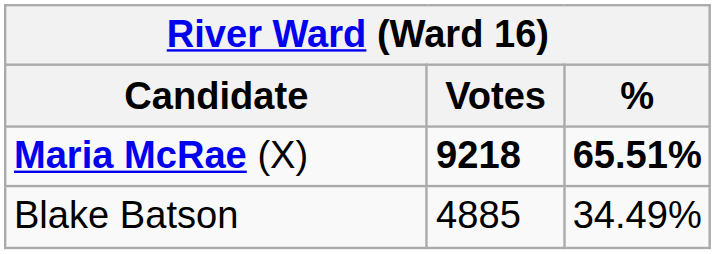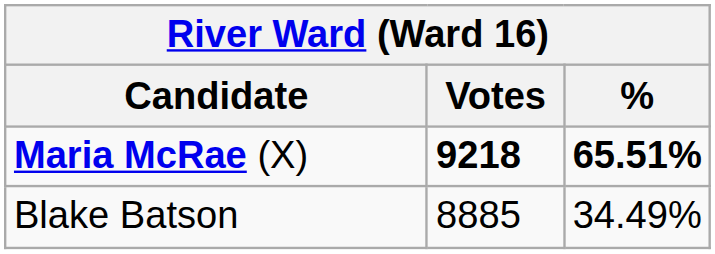(478, 215) 4885 -> (478, 215) 8885
